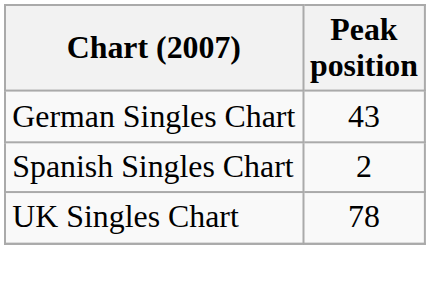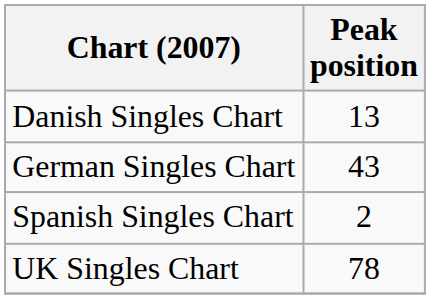+ row: (148, 116)
